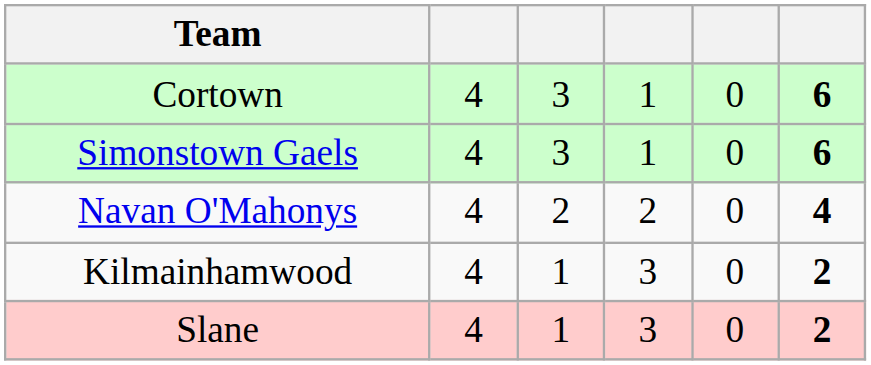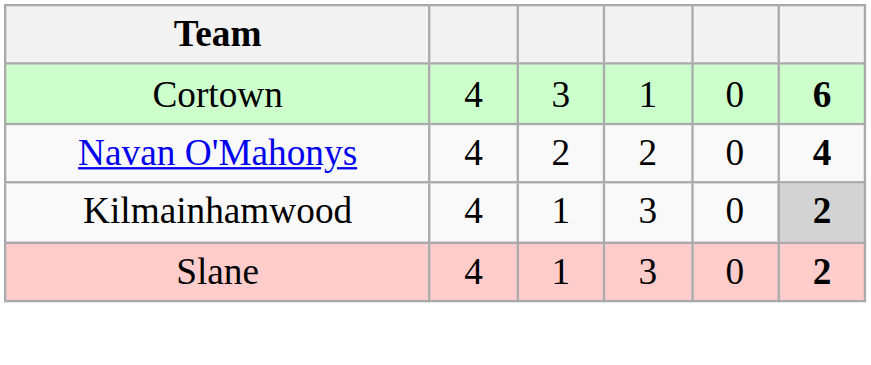- row: (218, 152)
(822, 270) no background -> (822, 211) lightgrey background
